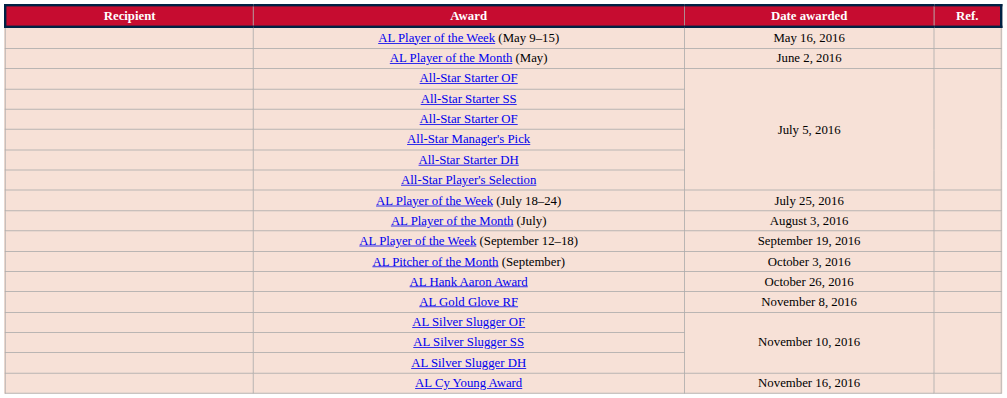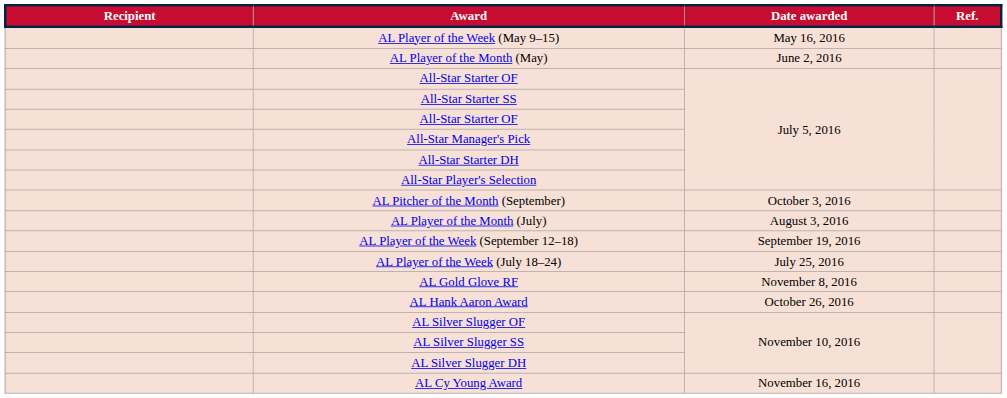rows swapped: (469, 200) <-> (469, 261)
rows swapped: (469, 281) <-> (469, 302)
